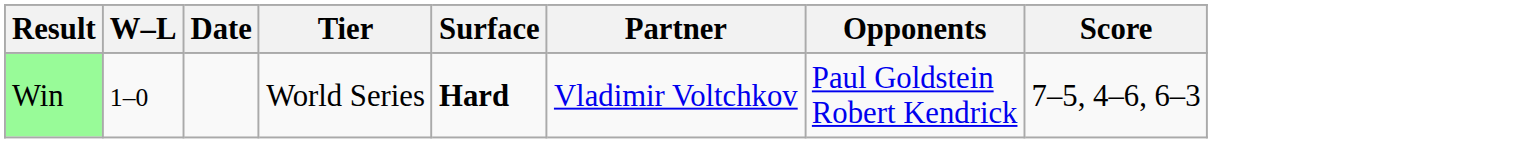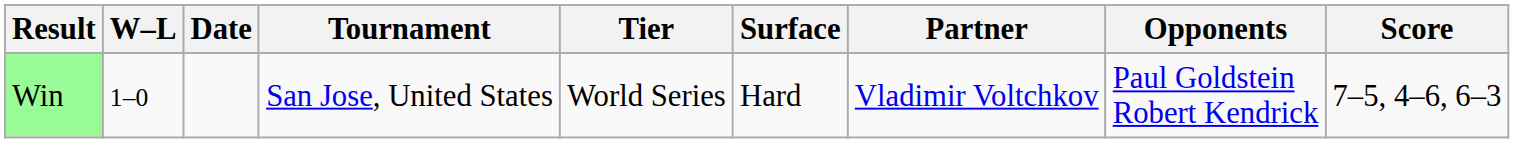+ column: (409, 28)
(474, 94) bold -> (771, 94) normal
